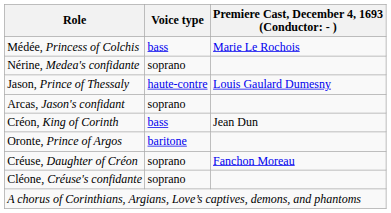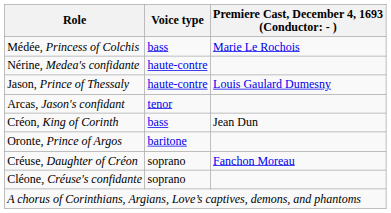(167, 65) soprano -> (178, 65) haute-contre
(167, 103) soprano -> (160, 103) tenor
